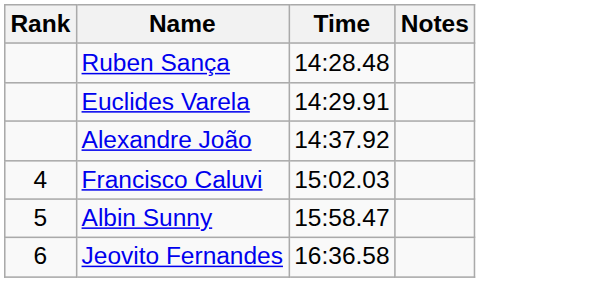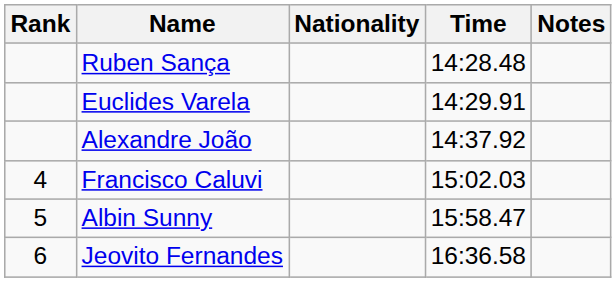+ column: (357, 23)
